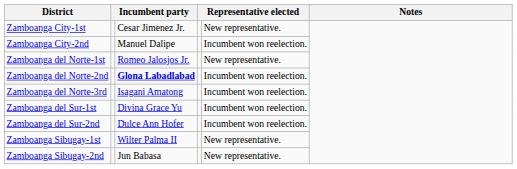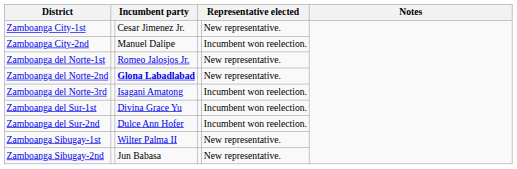(255, 76) Incumbent won reelection. -> (242, 76) New representative.
